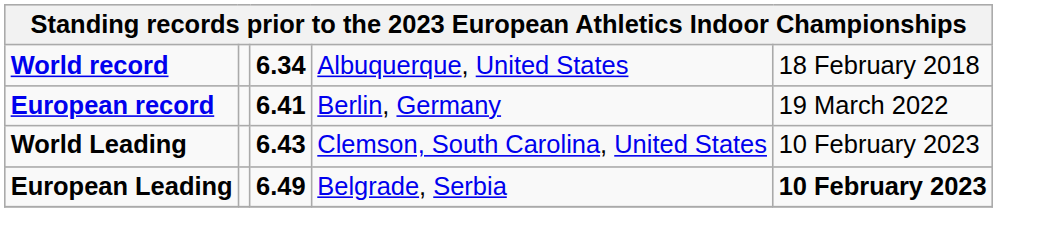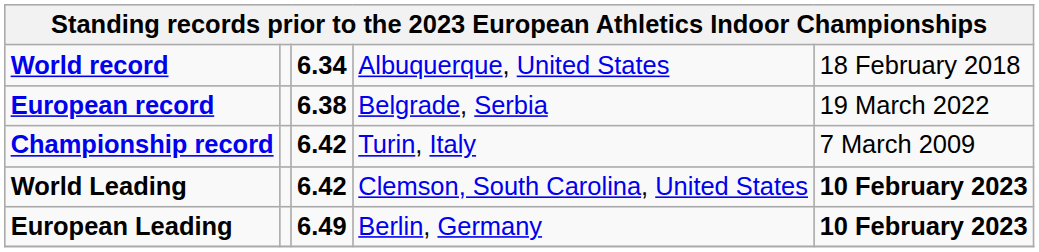(281, 105) 6.41 -> (322, 105) 6.38
(409, 105) Berlin, Germany -> (453, 105) Belgrade, Serbia
+ row: (142, 145)
(281, 145) 6.43 -> (322, 186) 6.42
(879, 145) normal -> (924, 186) bold
(412, 186) Belgrade, Serbia -> (450, 226) Berlin, Germany
